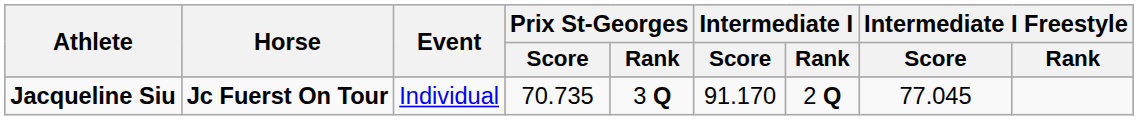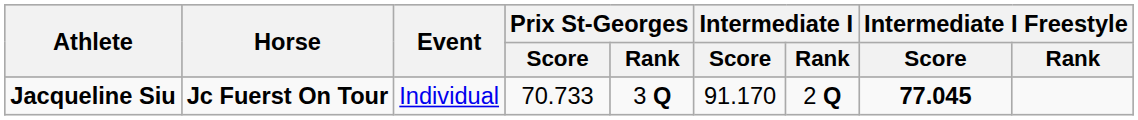(558, 96) 70.735 -> (558, 96) 70.733
(935, 96) normal -> (935, 96) bold
